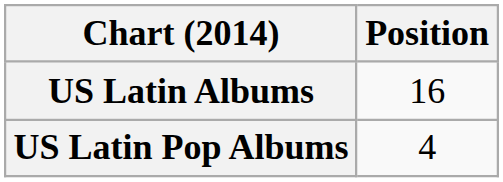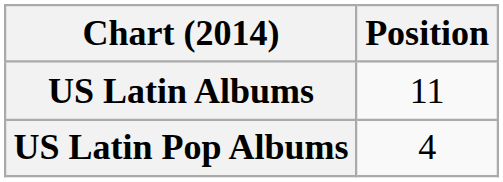(427, 90) 16 -> (427, 90) 11
